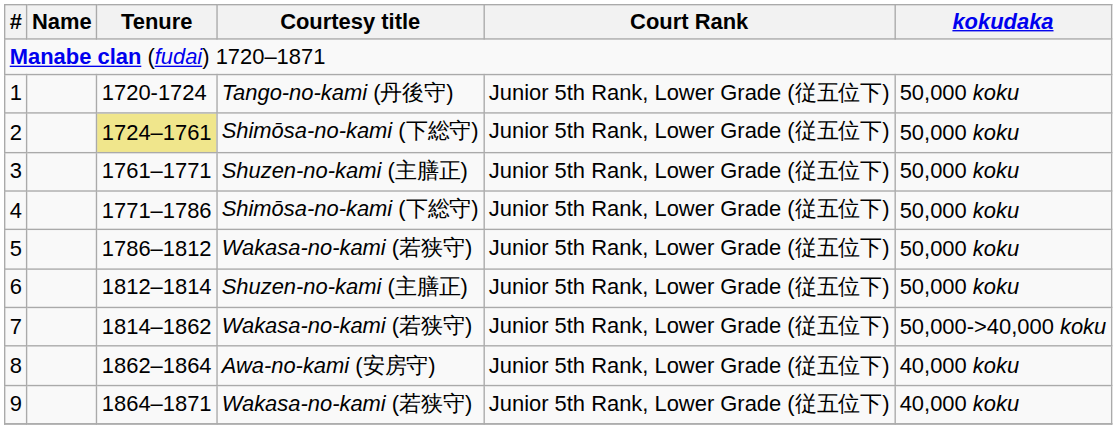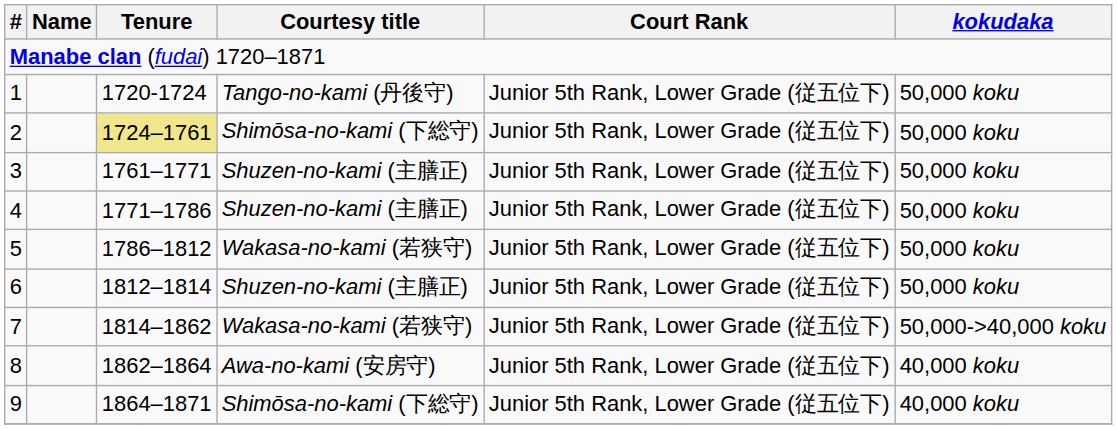(350, 209) Shimōsa-no-kami (下総守) -> (345, 209) Shuzen-no-kami (主膳正)
(347, 403) Wakasa-no-kami (若狭守) -> (350, 403) Shimōsa-no-kami (下総守)
